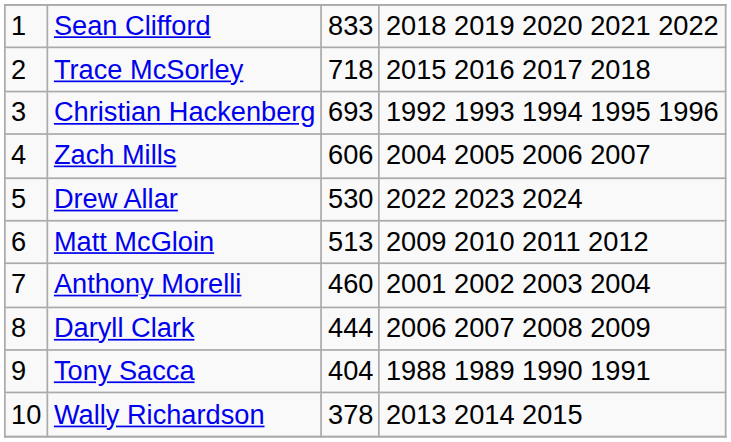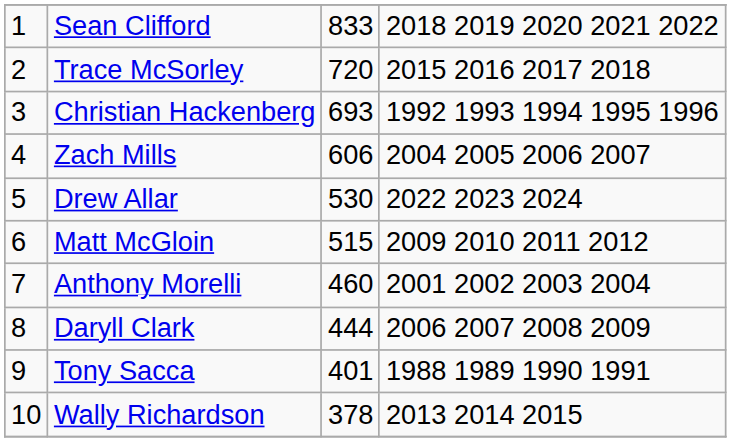(351, 69) 718 -> (351, 69) 720
(351, 241) 513 -> (351, 241) 515
(351, 371) 404 -> (351, 371) 401
